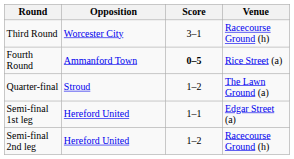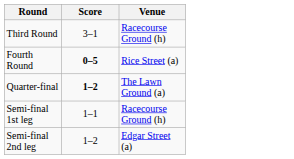- column: (113, 12)
(194, 87) normal -> (90, 87) bold
(250, 114) Edgar Street (a) -> (144, 114) Racecourse Ground (h)
(248, 141) Racecourse Ground (h) -> (146, 141) Edgar Street (a)
